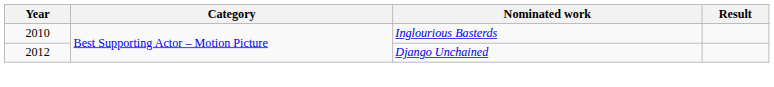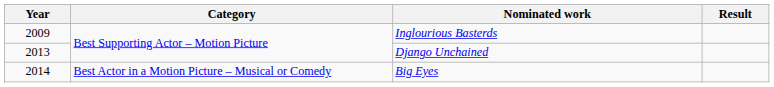(38, 33) 2010 -> (38, 33) 2009
(38, 52) 2012 -> (38, 52) 2013
+ row: (417, 71)
